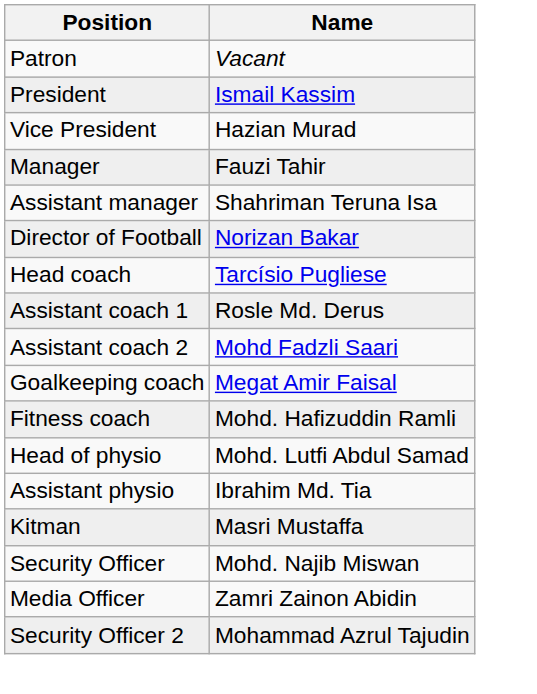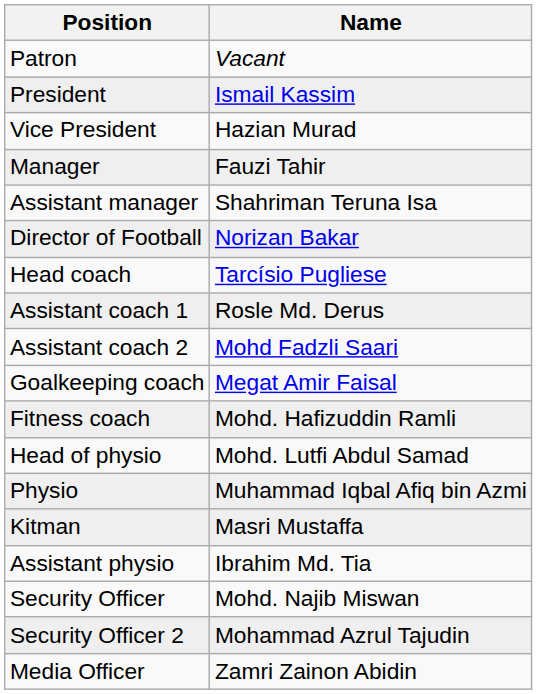+ row: (44, 490)
rows swapped: (92, 490) <-> (45, 526)
rows swapped: (97, 635) <-> (77, 599)
